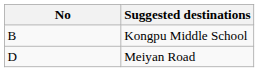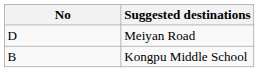rows swapped: (186, 35) <-> (160, 56)
